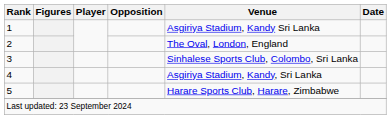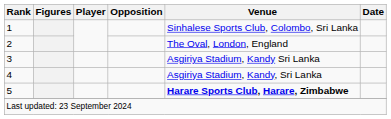(243, 28) Asgiriya Stadium, Kandy Sri Lanka -> (263, 28) Sinhalese Sports Club, Colombo, Sri Lanka
(263, 59) Sinhalese Sports Club, Colombo, Sri Lanka -> (243, 59) Asgiriya Stadium, Kandy Sri Lanka
(253, 91) normal -> (258, 91) bold
